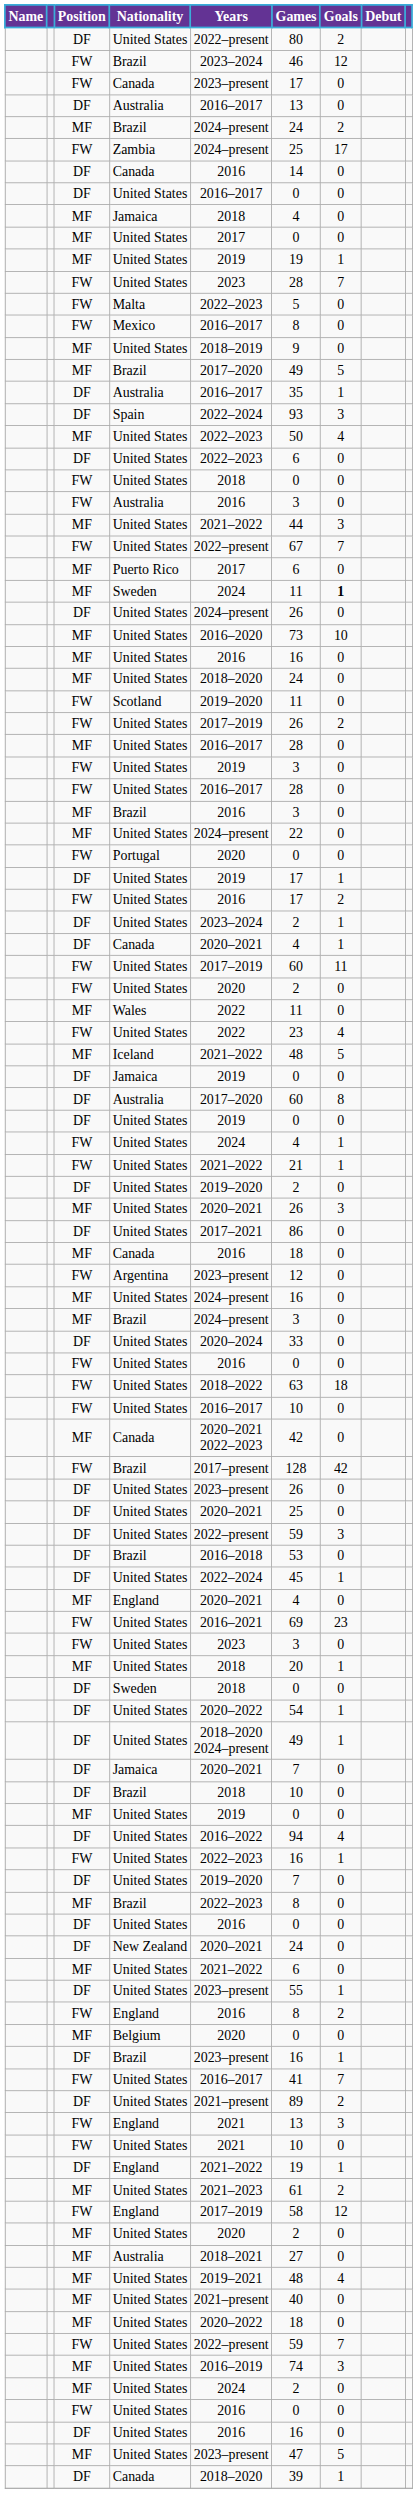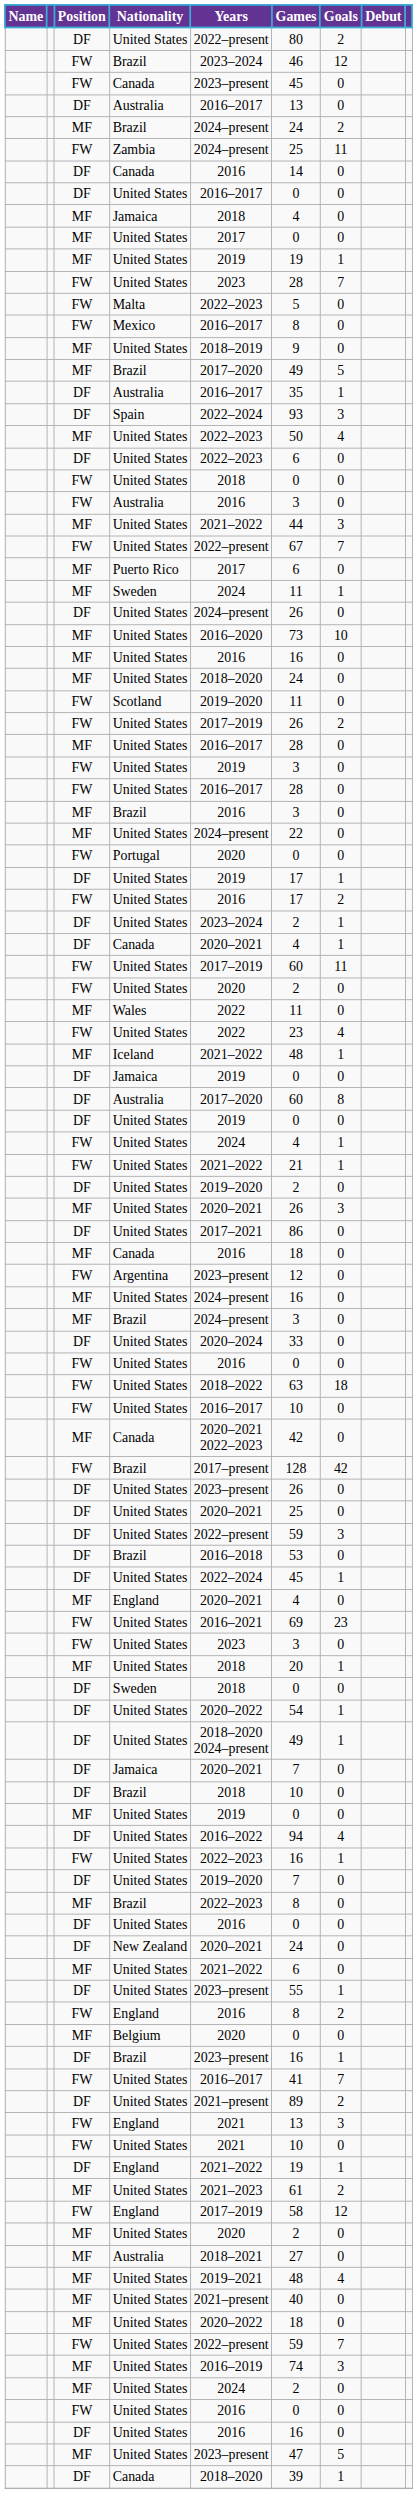(296, 83) 17 -> (296, 83) 45
(341, 149) 17 -> (341, 149) 11
(341, 591) bold -> (341, 591) normal
(341, 1054) 5 -> (341, 1054) 1
